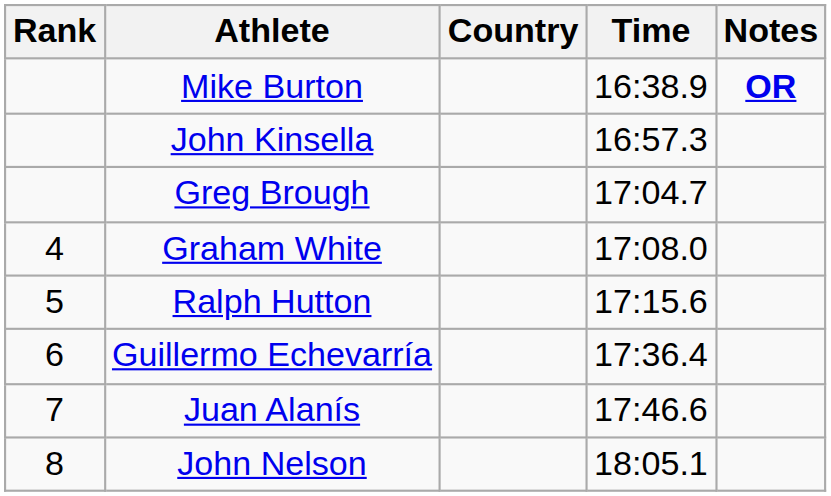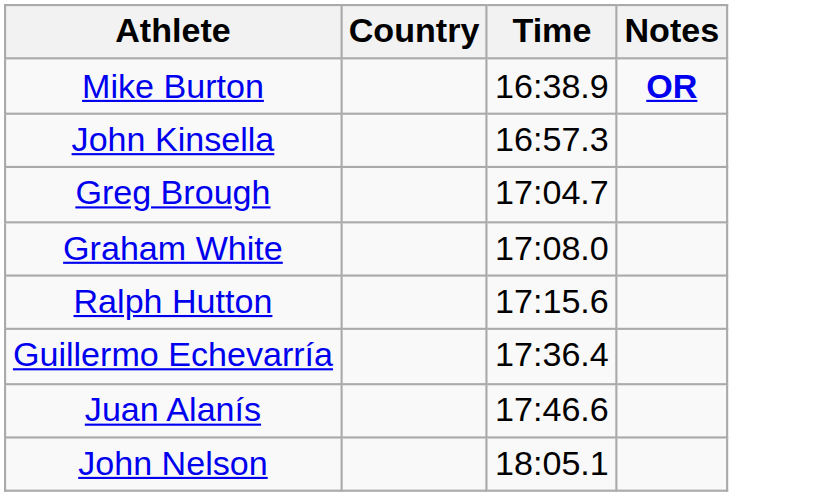- column: (55, 31)
